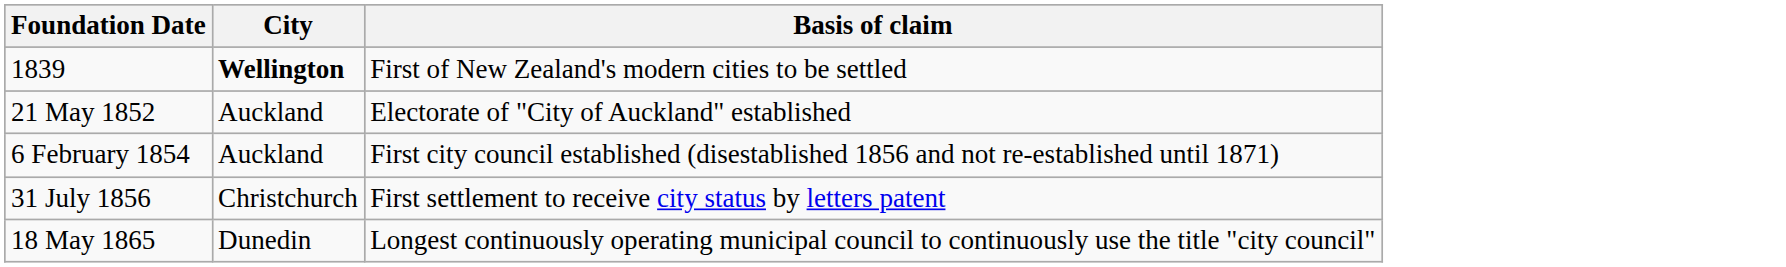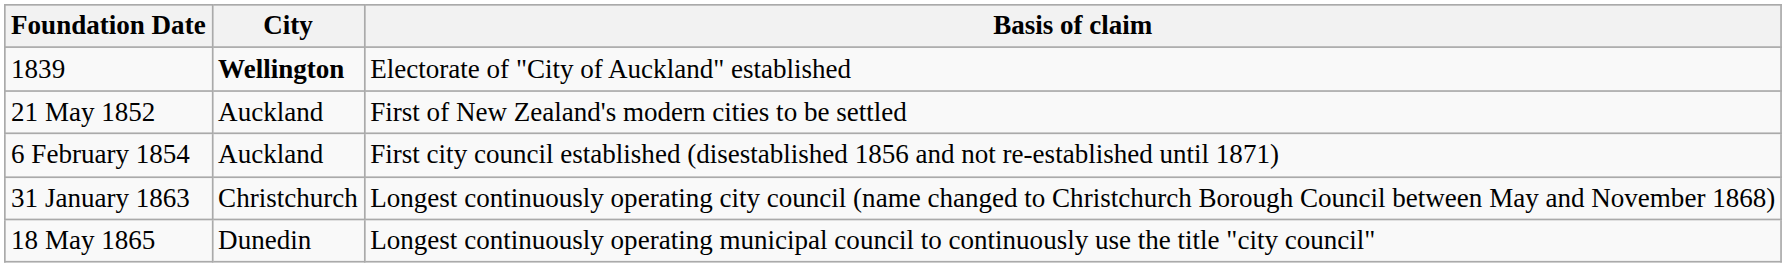(639, 68) First of New Zealand's modern cities to be settled -> (611, 68) Electorate of "City of Auckland" established
(611, 111) Electorate of "City of Auckland" established -> (639, 111) First of New Zealand's modern cities to be settled
- row: (81, 197)
+ row: (100, 197)
